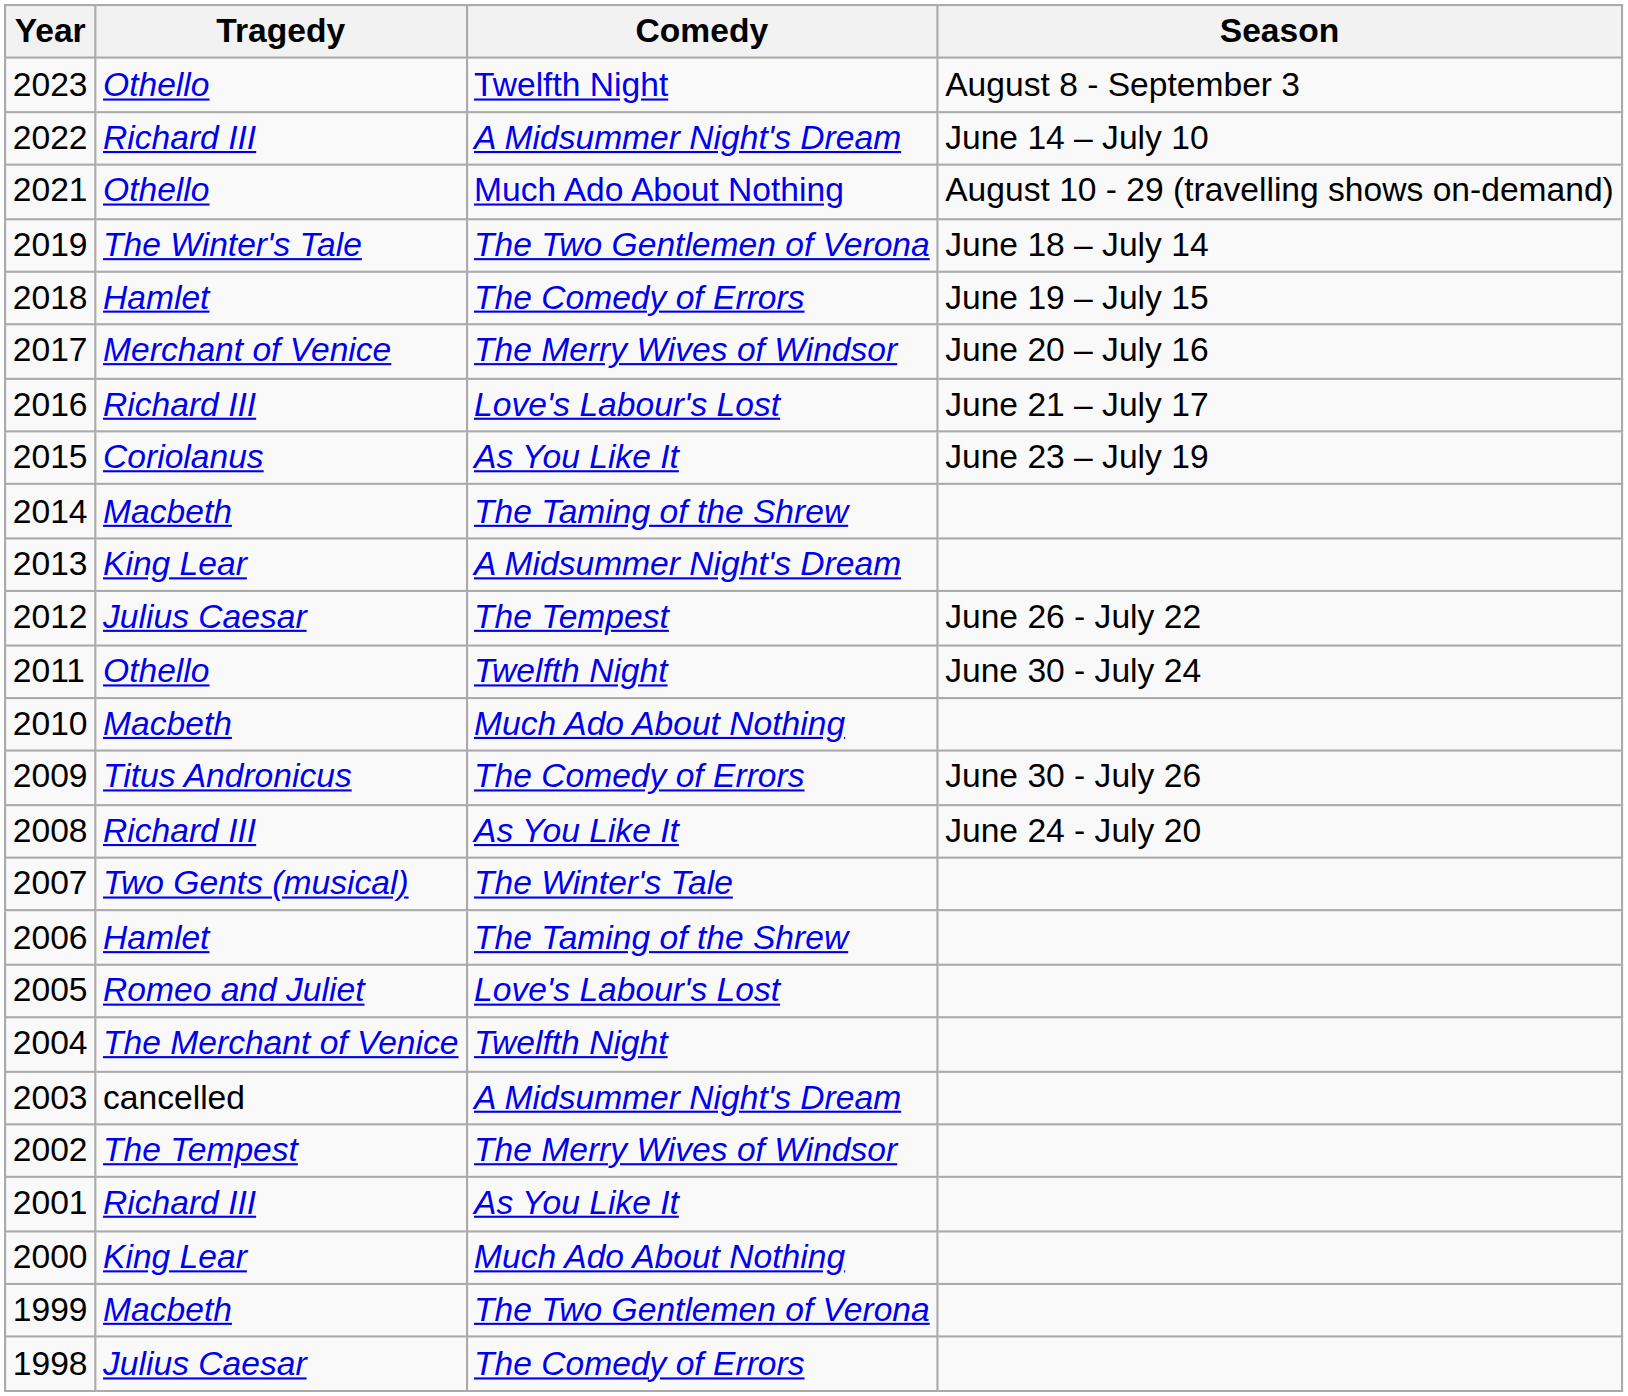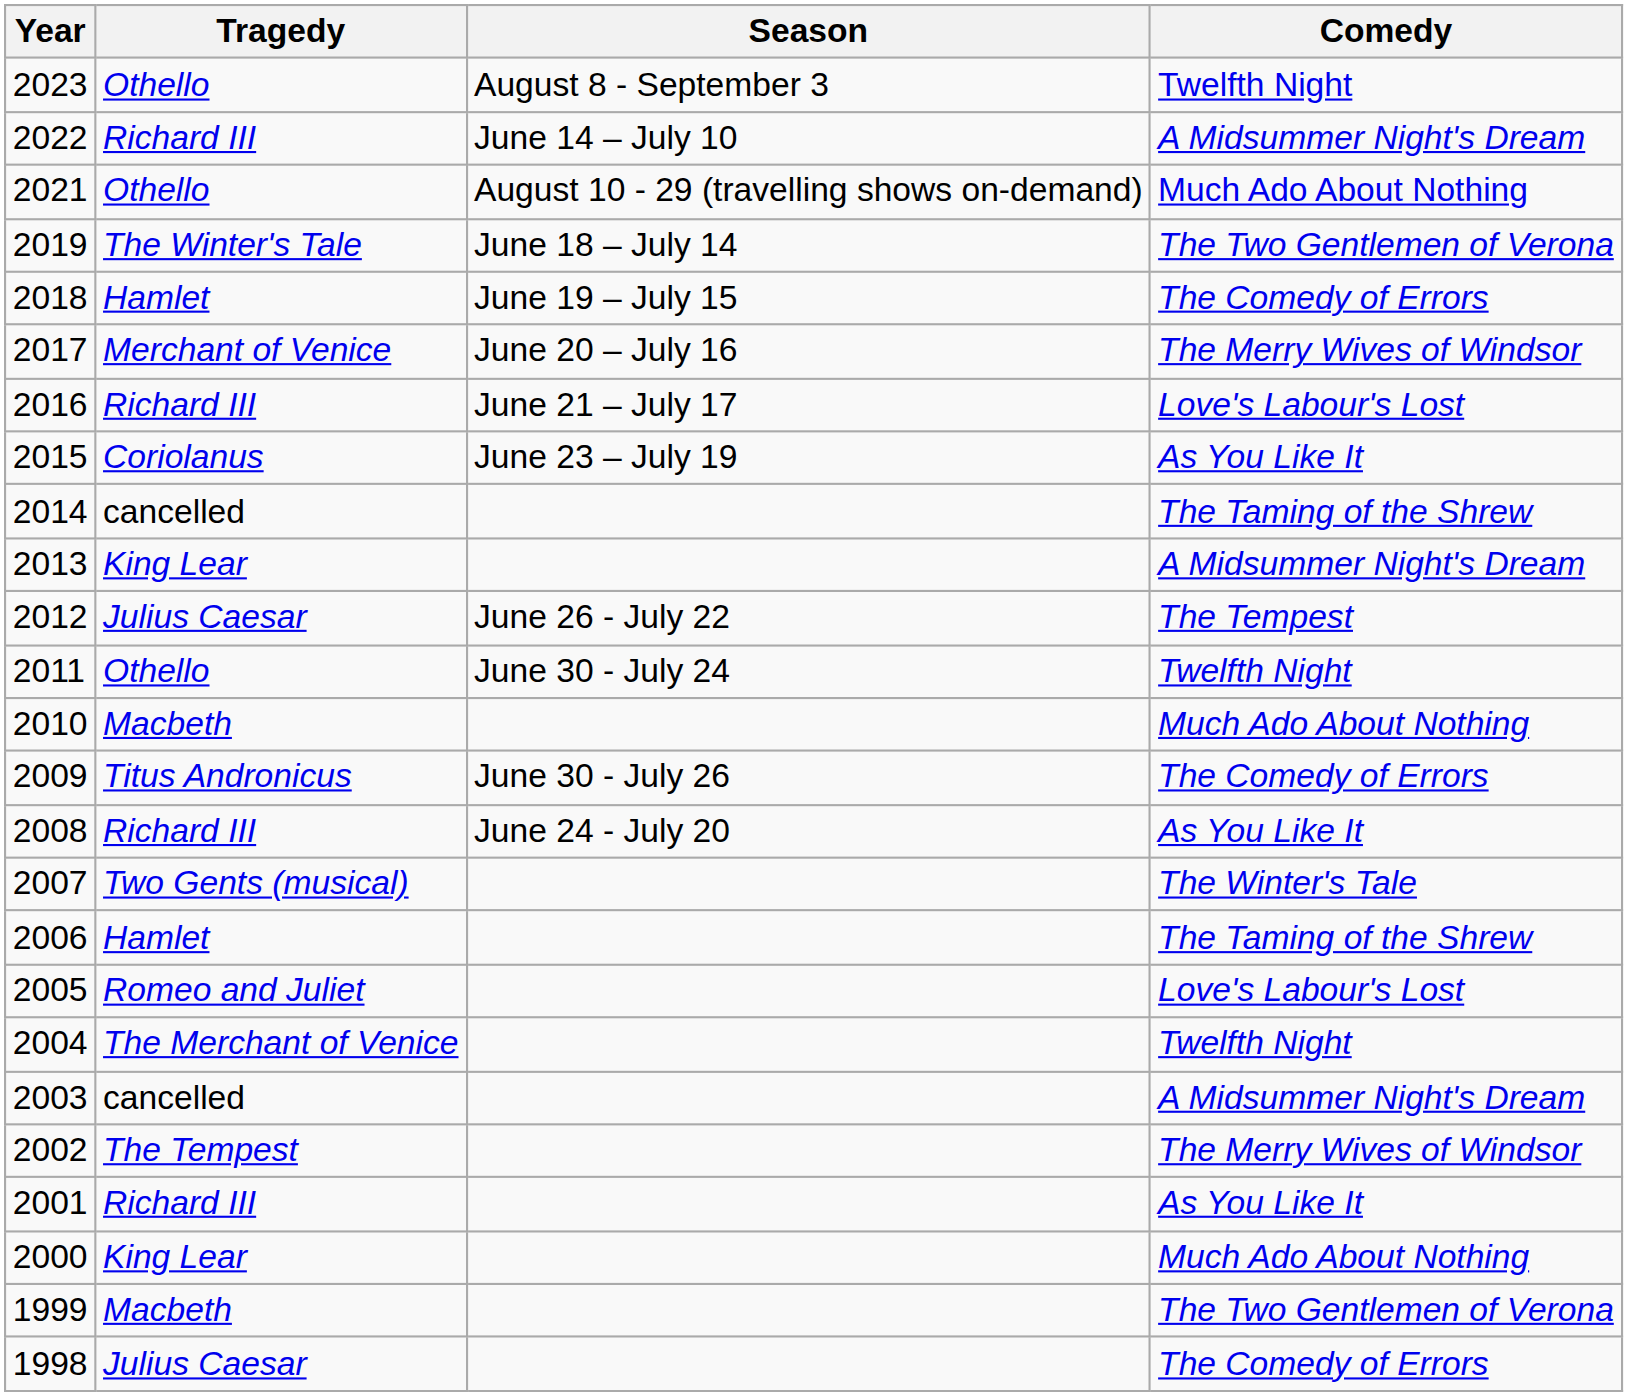columns swapped: (702, 31) <-> (1280, 31)
(167, 510) Macbeth -> (174, 510) cancelled
